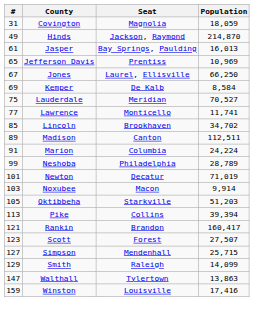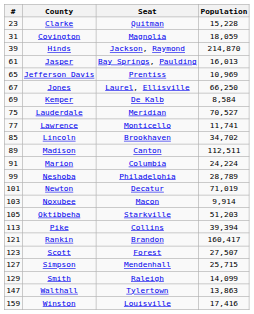+ row: (59, 23)
(13, 36) 49 -> (13, 49) 39
